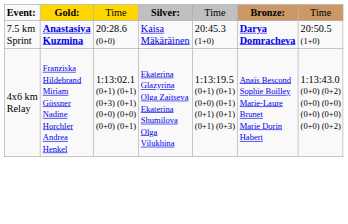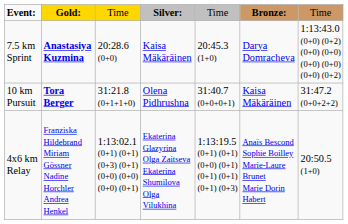(268, 34) bold -> (269, 51) normal
(316, 34) 20:50.5 (1+0) -> (321, 51) 1:13:43.0 (0+0) (0+2) (0+0) (0+0) (0+0) (0+0) (0+0) (0+2)
+ row: (21, 96)
(321, 102) 1:13:43.0 (0+0) (0+2) (0+0) (0+0) (0+0) (0+0) (0+0) (0+2) -> (316, 165) 20:50.5 (1+0)
